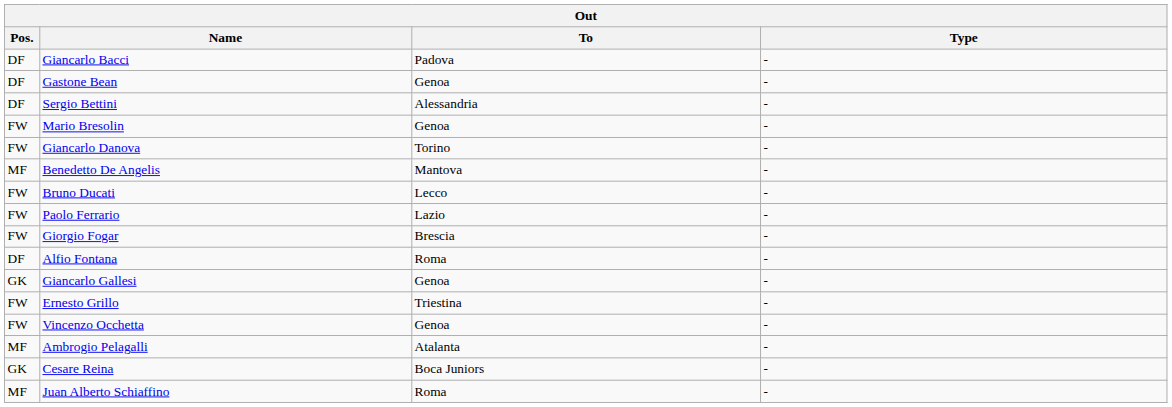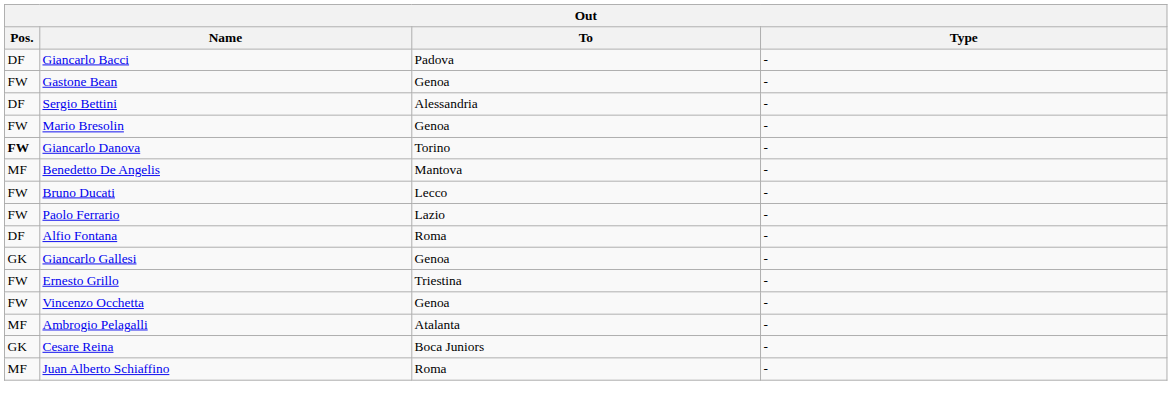(16, 82) DF -> (18, 82) FW
(18, 148) normal -> (18, 148) bold
- row: (80, 236)
